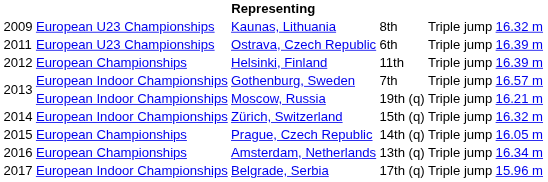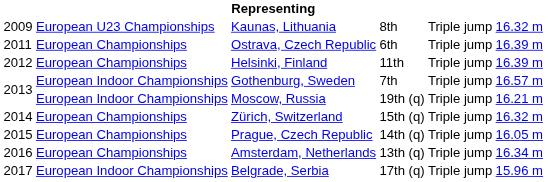(125, 45) European U23 Championships -> (111, 45) European Championships
(132, 117) European Indoor Championships -> (111, 117) European Championships
